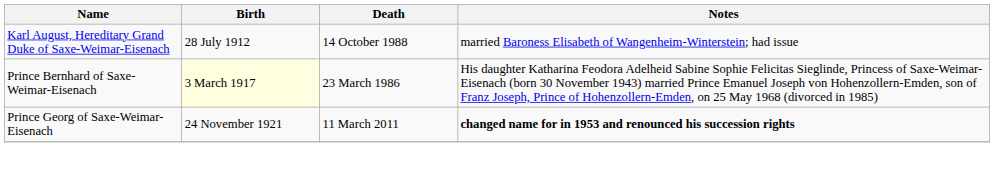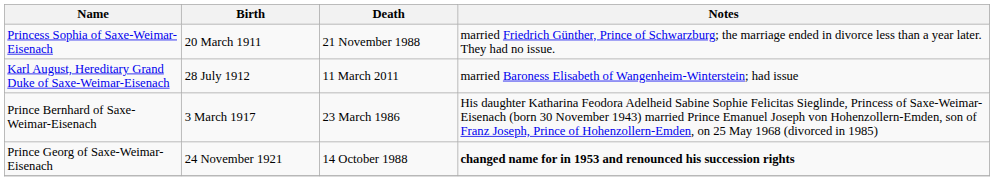+ row: (92, 41)
(365, 41) 14 October 1988 -> (361, 75) 11 March 2011
(220, 83) lightyellow background -> (220, 117) no background
(361, 124) 11 March 2011 -> (365, 158) 14 October 1988
